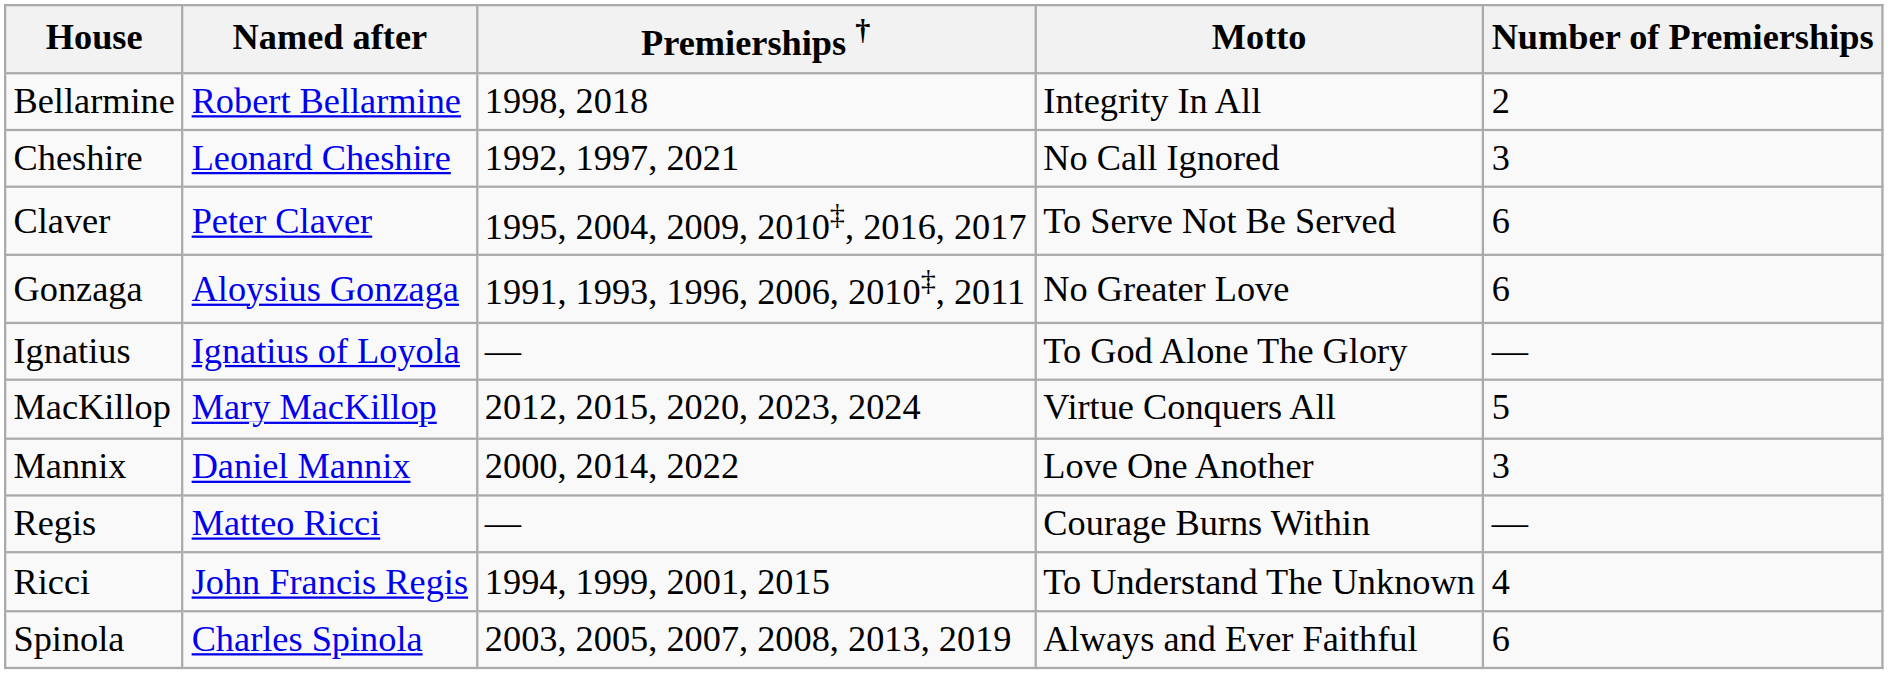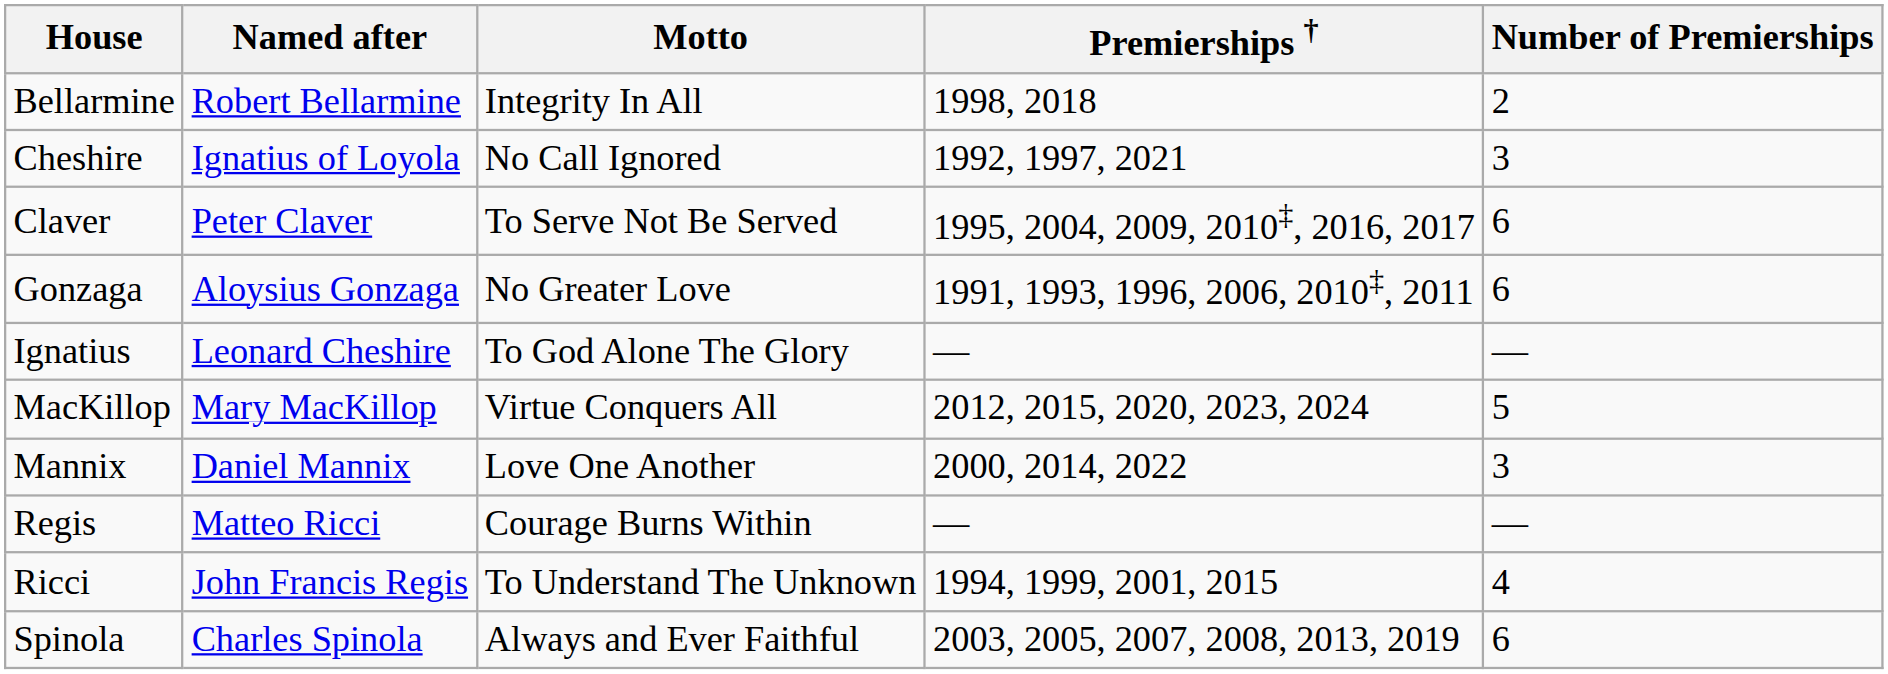columns swapped: (1259, 38) <-> (756, 38)
(321, 158) Leonard Cheshire -> (326, 158) Ignatius of Loyola
(326, 350) Ignatius of Loyola -> (321, 350) Leonard Cheshire
